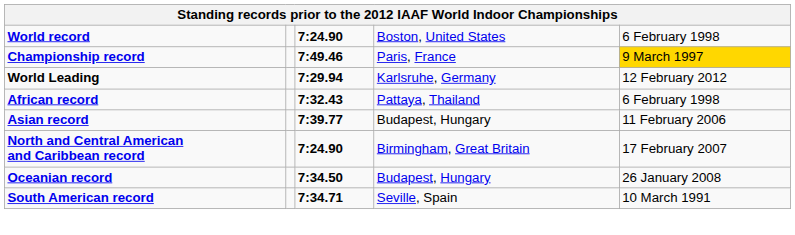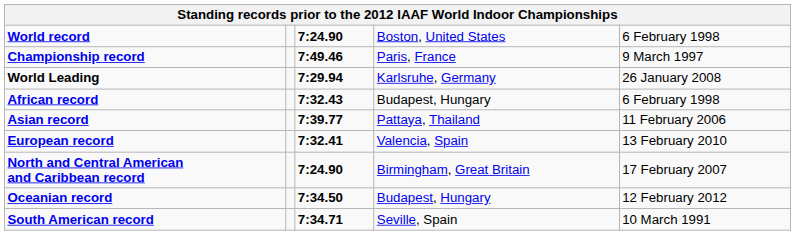(663, 57) gold background -> (663, 57) no background
(675, 78) 12 February 2012 -> (672, 78) 26 January 2008
(428, 99) Pattaya, Thailand -> (434, 99) Budapest, Hungary
(434, 120) Budapest, Hungary -> (428, 120) Pattaya, Thailand
+ row: (61, 141)
(672, 177) 26 January 2008 -> (675, 198) 12 February 2012
